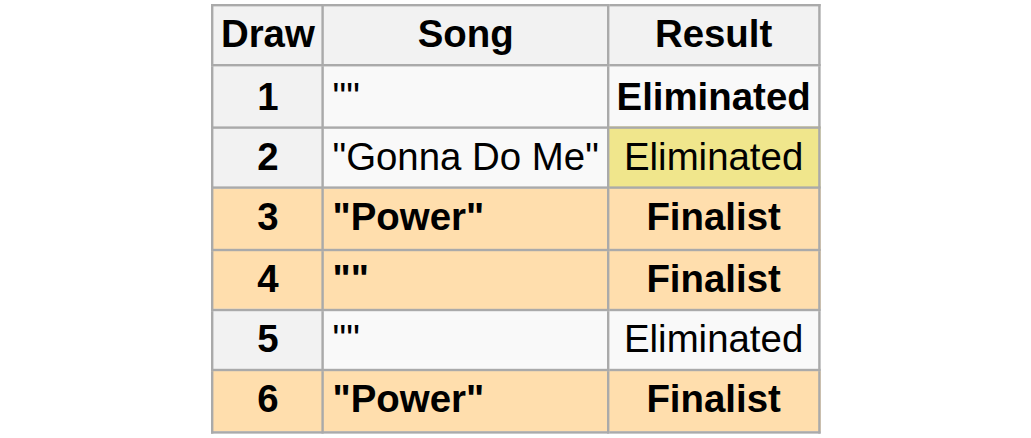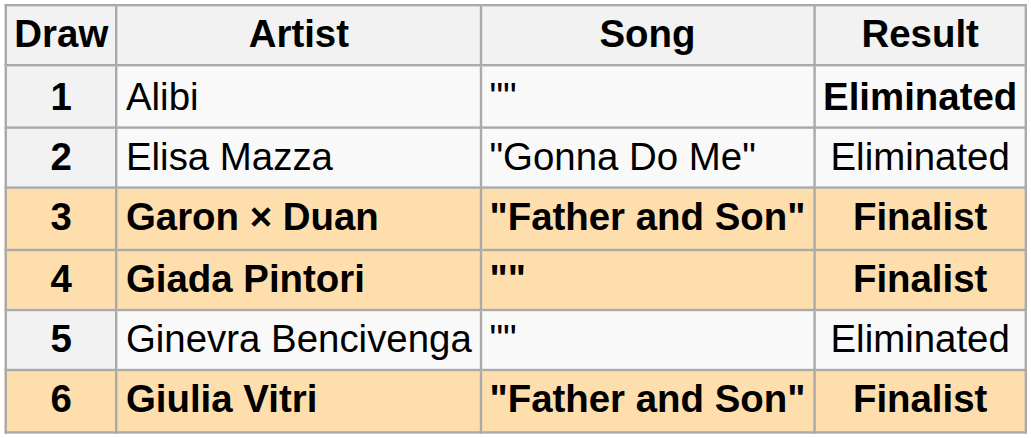+ column: (299, 34)
(714, 156) khaki background -> (920, 156) no background
(408, 217) "Power" -> (647, 217) "Father and Son"
(408, 400) "Power" -> (647, 400) "Father and Son"
